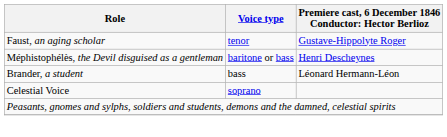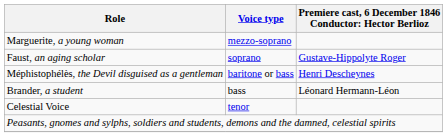+ row: (65, 40)
(239, 40) tenor -> (244, 57) soprano
(244, 90) soprano -> (239, 106) tenor
